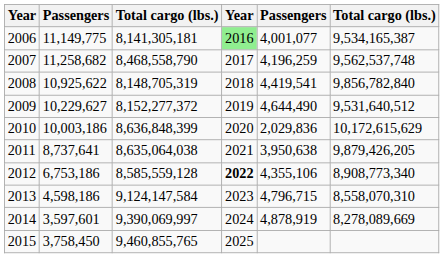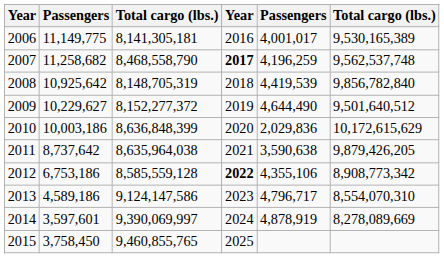(239, 38) lightgreen background -> (239, 38) no background
(289, 38) 4,001,077 -> (289, 38) 4,001,017
(374, 38) 9,534,165,387 -> (374, 38) 9,530,165,389
(239, 60) normal -> (239, 60) bold
(75, 83) 10,925,622 -> (75, 83) 10,925,642
(289, 83) 4,419,541 -> (289, 83) 4,419,539
(374, 106) 9,531,640,512 -> (374, 106) 9,501,640,512
(71, 151) 8,737,641 -> (71, 151) 8,737,642
(157, 151) 8,635,064,038 -> (157, 151) 8,635,964,038
(289, 151) 3,950,638 -> (289, 151) 3,590,638
(374, 173) 8,908,773,340 -> (374, 173) 8,908,773,342
(71, 196) 4,598,186 -> (71, 196) 4,589,186
(157, 196) 9,124,147,584 -> (157, 196) 9,124,147,586
(289, 196) 4,796,715 -> (289, 196) 4,796,717
(374, 196) 8,558,070,310 -> (374, 196) 8,554,070,310
